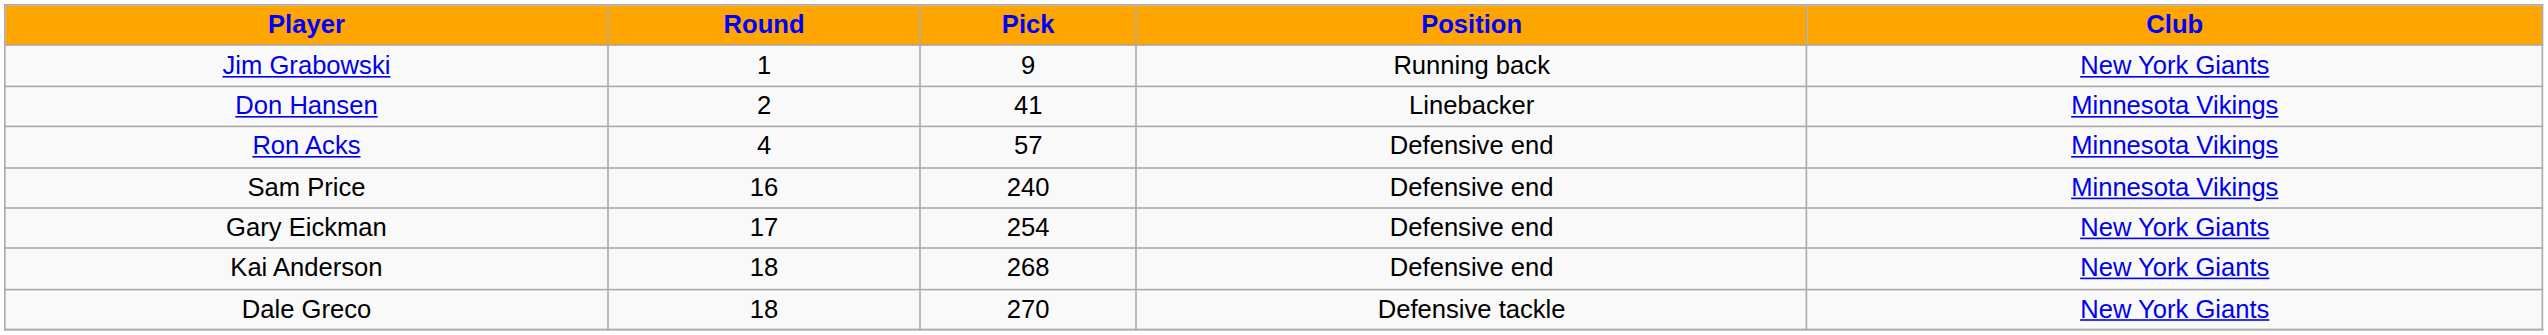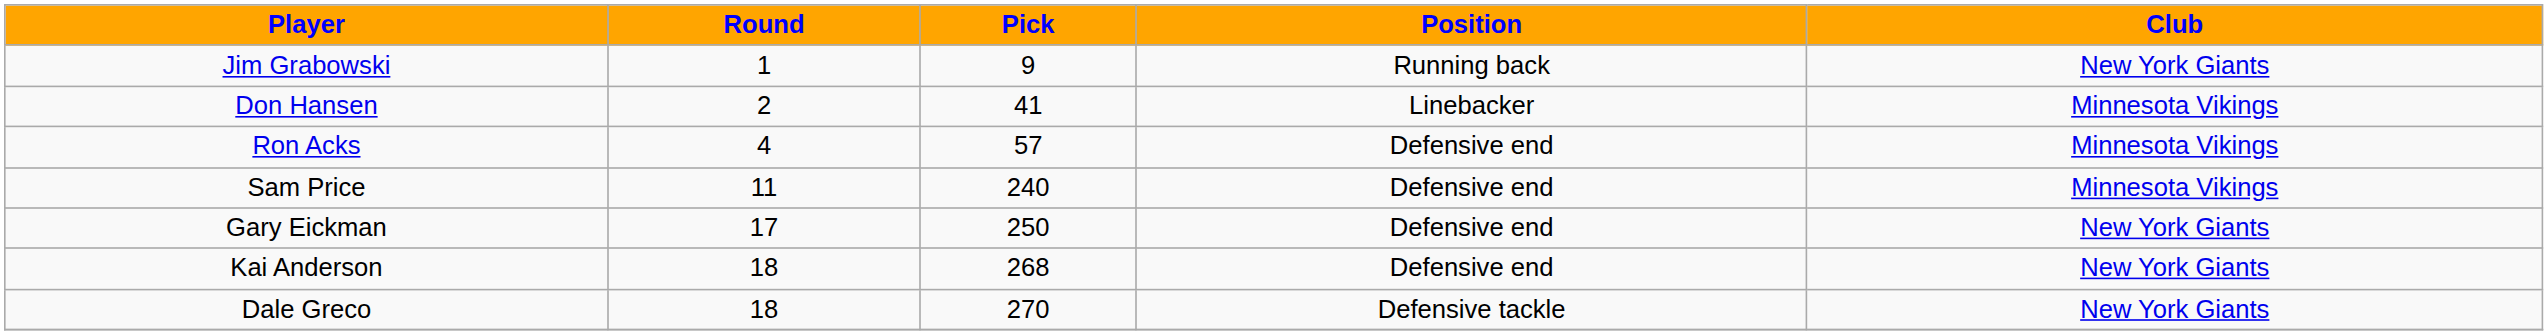(764, 187) 16 -> (764, 187) 11
(1028, 227) 254 -> (1028, 227) 250
